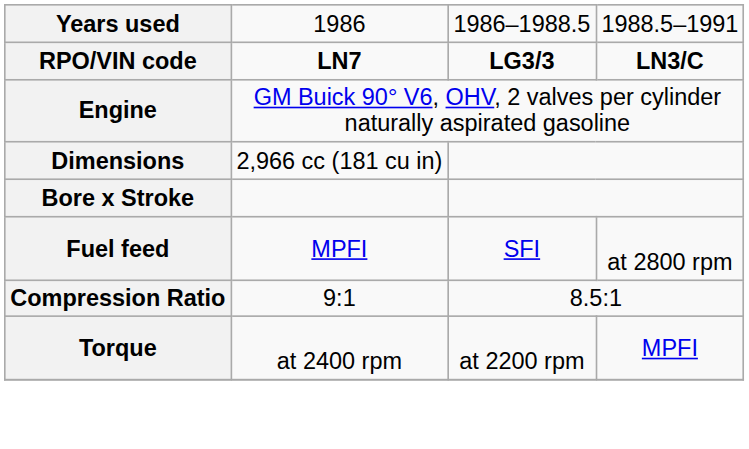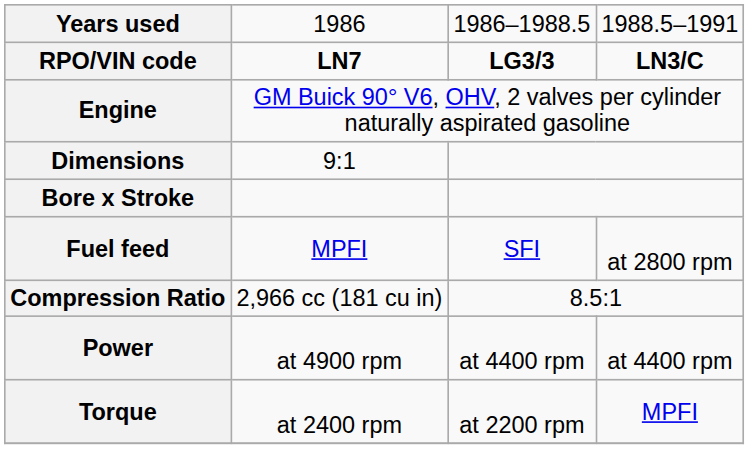(339, 161) 2,966 cc (181 cu in) -> (339, 161) 9:1
(339, 298) 9:1 -> (339, 298) 2,966 cc (181 cu in)
+ row: (118, 349)
